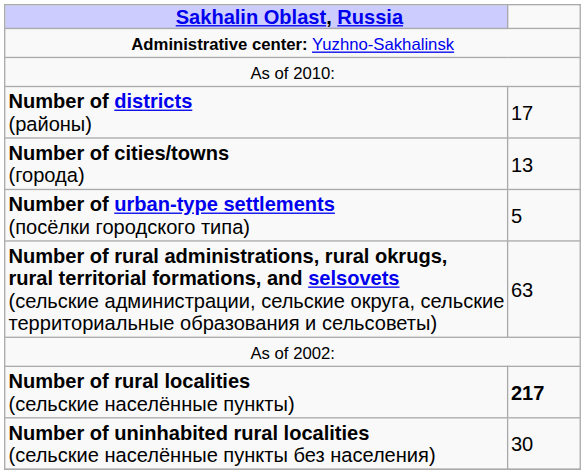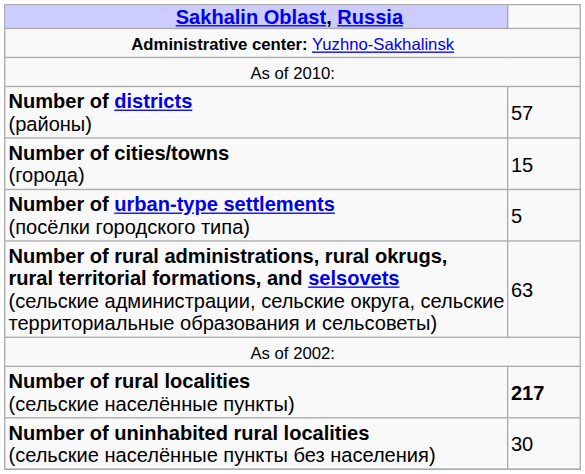(522, 112) 17 -> (522, 112) 57
(522, 164) 13 -> (522, 164) 15
